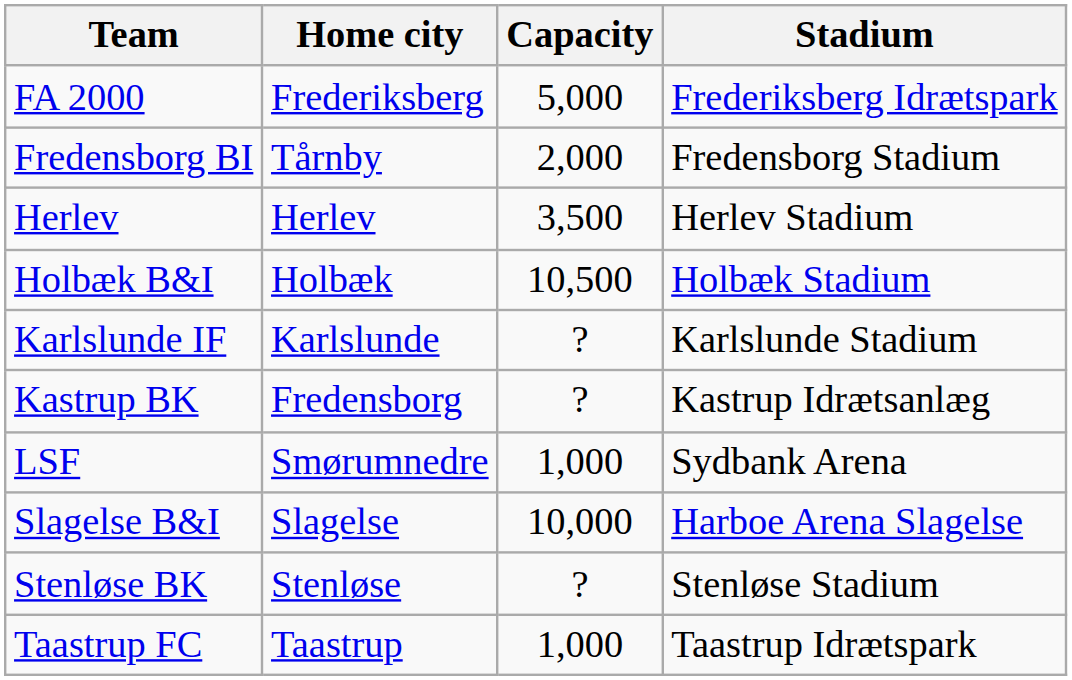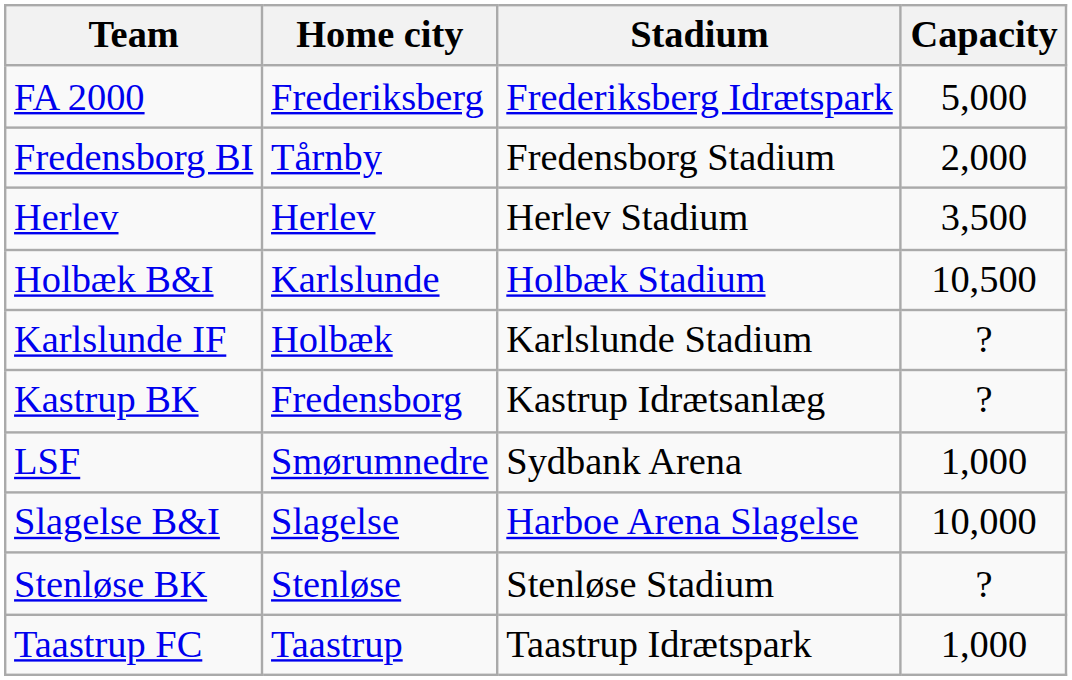columns swapped: (864, 34) <-> (580, 34)
(332, 278) Holbæk -> (355, 278) Karlslunde
(355, 339) Karlslunde -> (332, 339) Holbæk
